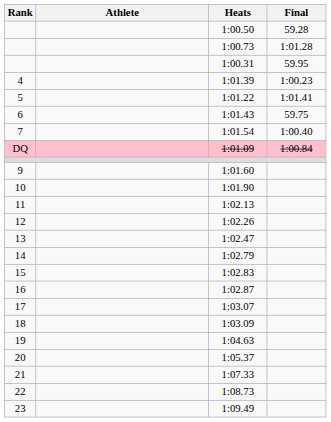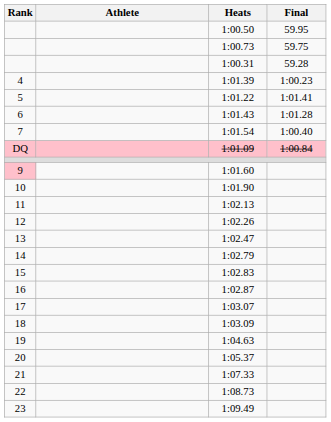(296, 30) 59.28 -> (296, 30) 59.95
(296, 47) 1:01.28 -> (296, 47) 59.75
(296, 64) 59.95 -> (296, 64) 59.28
(296, 115) 59.75 -> (296, 115) 1:01.28
(20, 170) no background -> (20, 170) pink background
